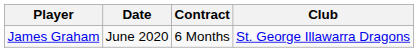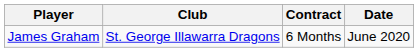columns swapped: (323, 15) <-> (137, 15)
